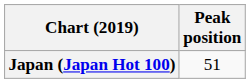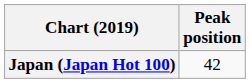(212, 64) 51 -> (212, 64) 42
